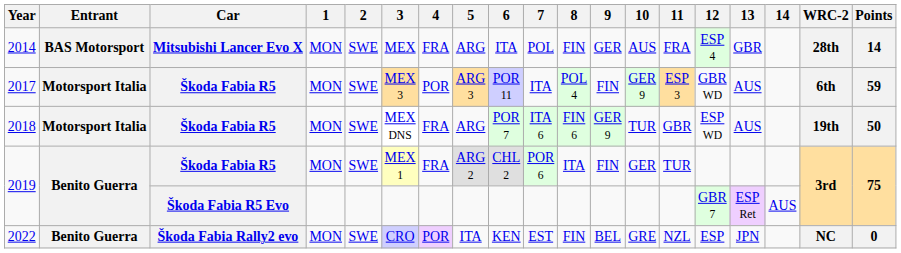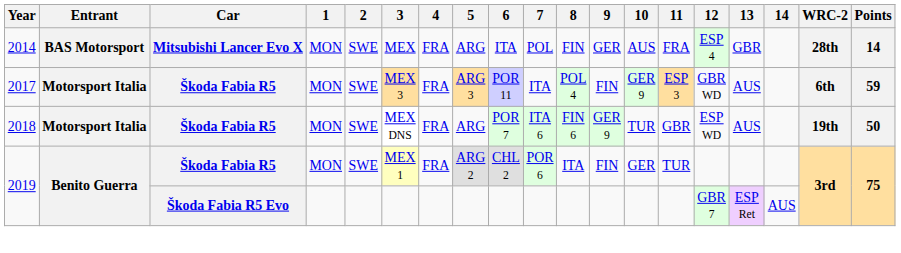(436, 87) POR -> (436, 87) FRA
- row: (22, 237)
